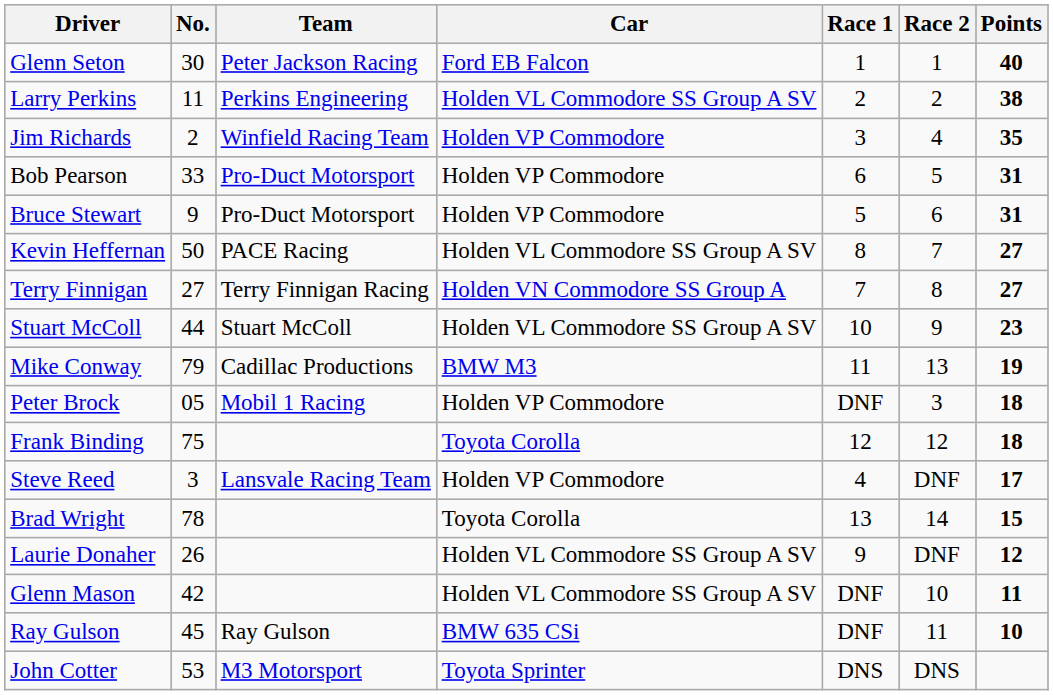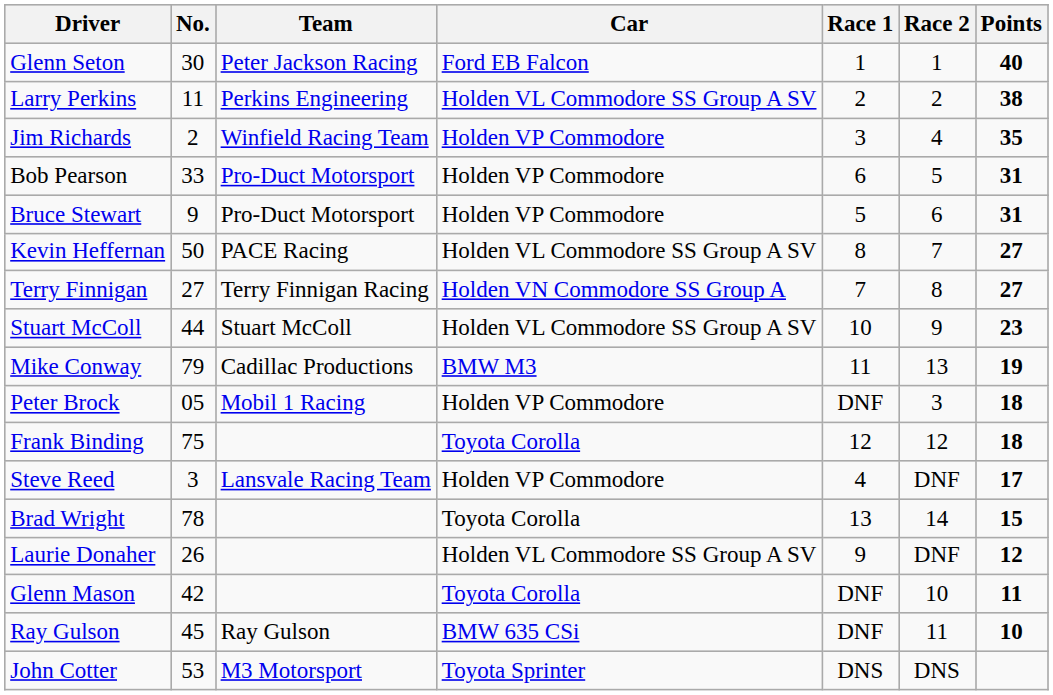(629, 593) Holden VL Commodore SS Group A SV -> (511, 593) Toyota Corolla
